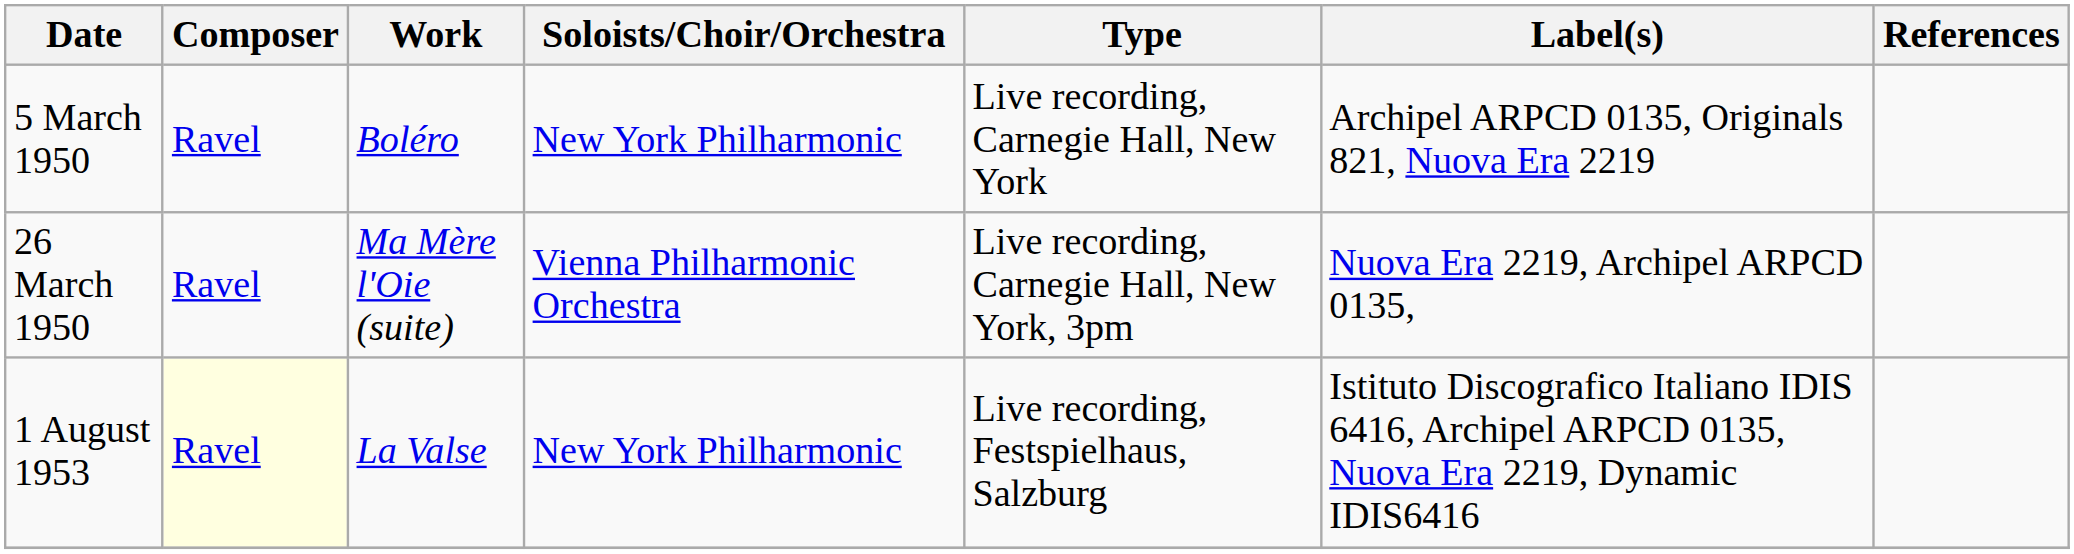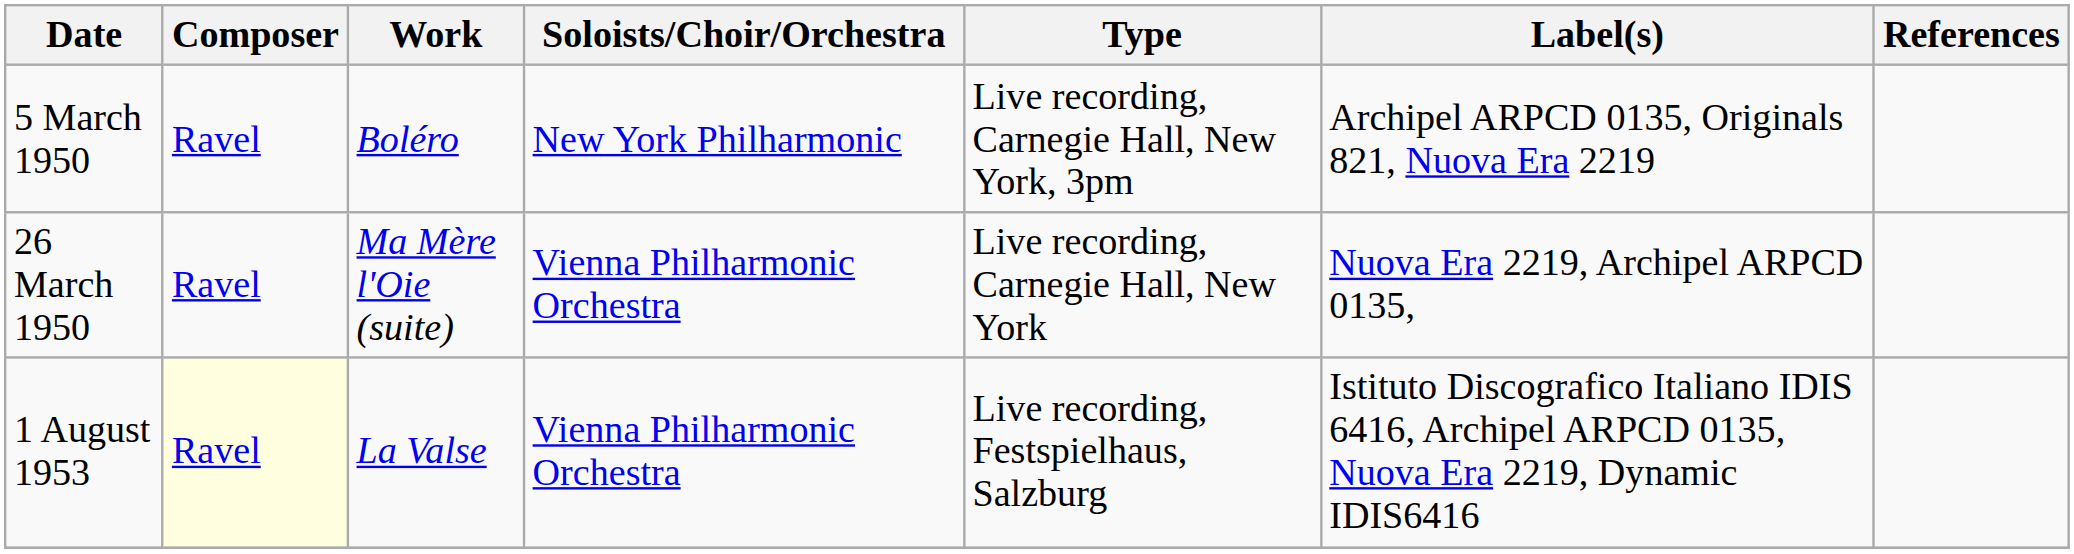(1124, 137) Live recording, Carnegie Hall, New York -> (1124, 137) Live recording, Carnegie Hall, New York, 3pm
(1124, 284) Live recording, Carnegie Hall, New York, 3pm -> (1124, 284) Live recording, Carnegie Hall, New York
(717, 451) New York Philharmonic -> (694, 451) Vienna Philharmonic Orchestra
